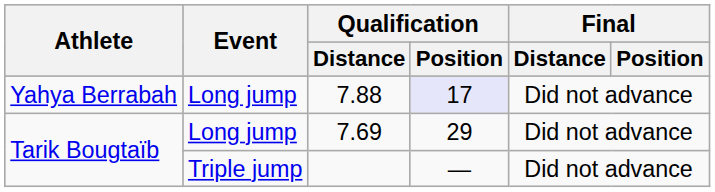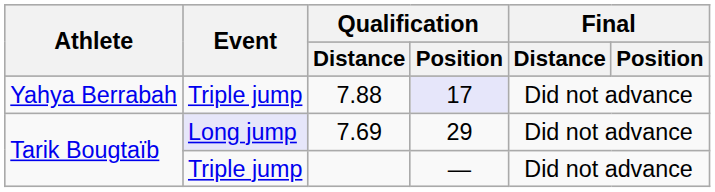(242, 95) Long jump -> (245, 95) Triple jump
(242, 132) no background -> (242, 132) lavender background
